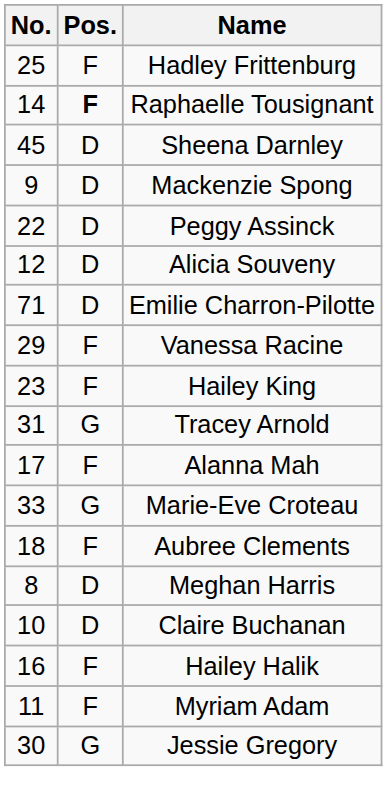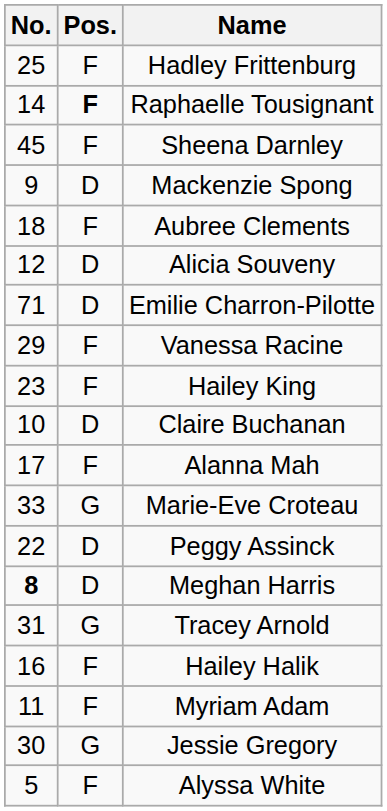(90, 145) D -> (90, 145) F
rows swapped: (252, 546) <-> (252, 225)
rows swapped: (252, 626) <-> (252, 426)
(31, 586) normal -> (31, 586) bold
+ row: (252, 786)
